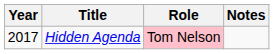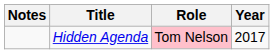columns swapped: (23, 15) <-> (246, 15)
